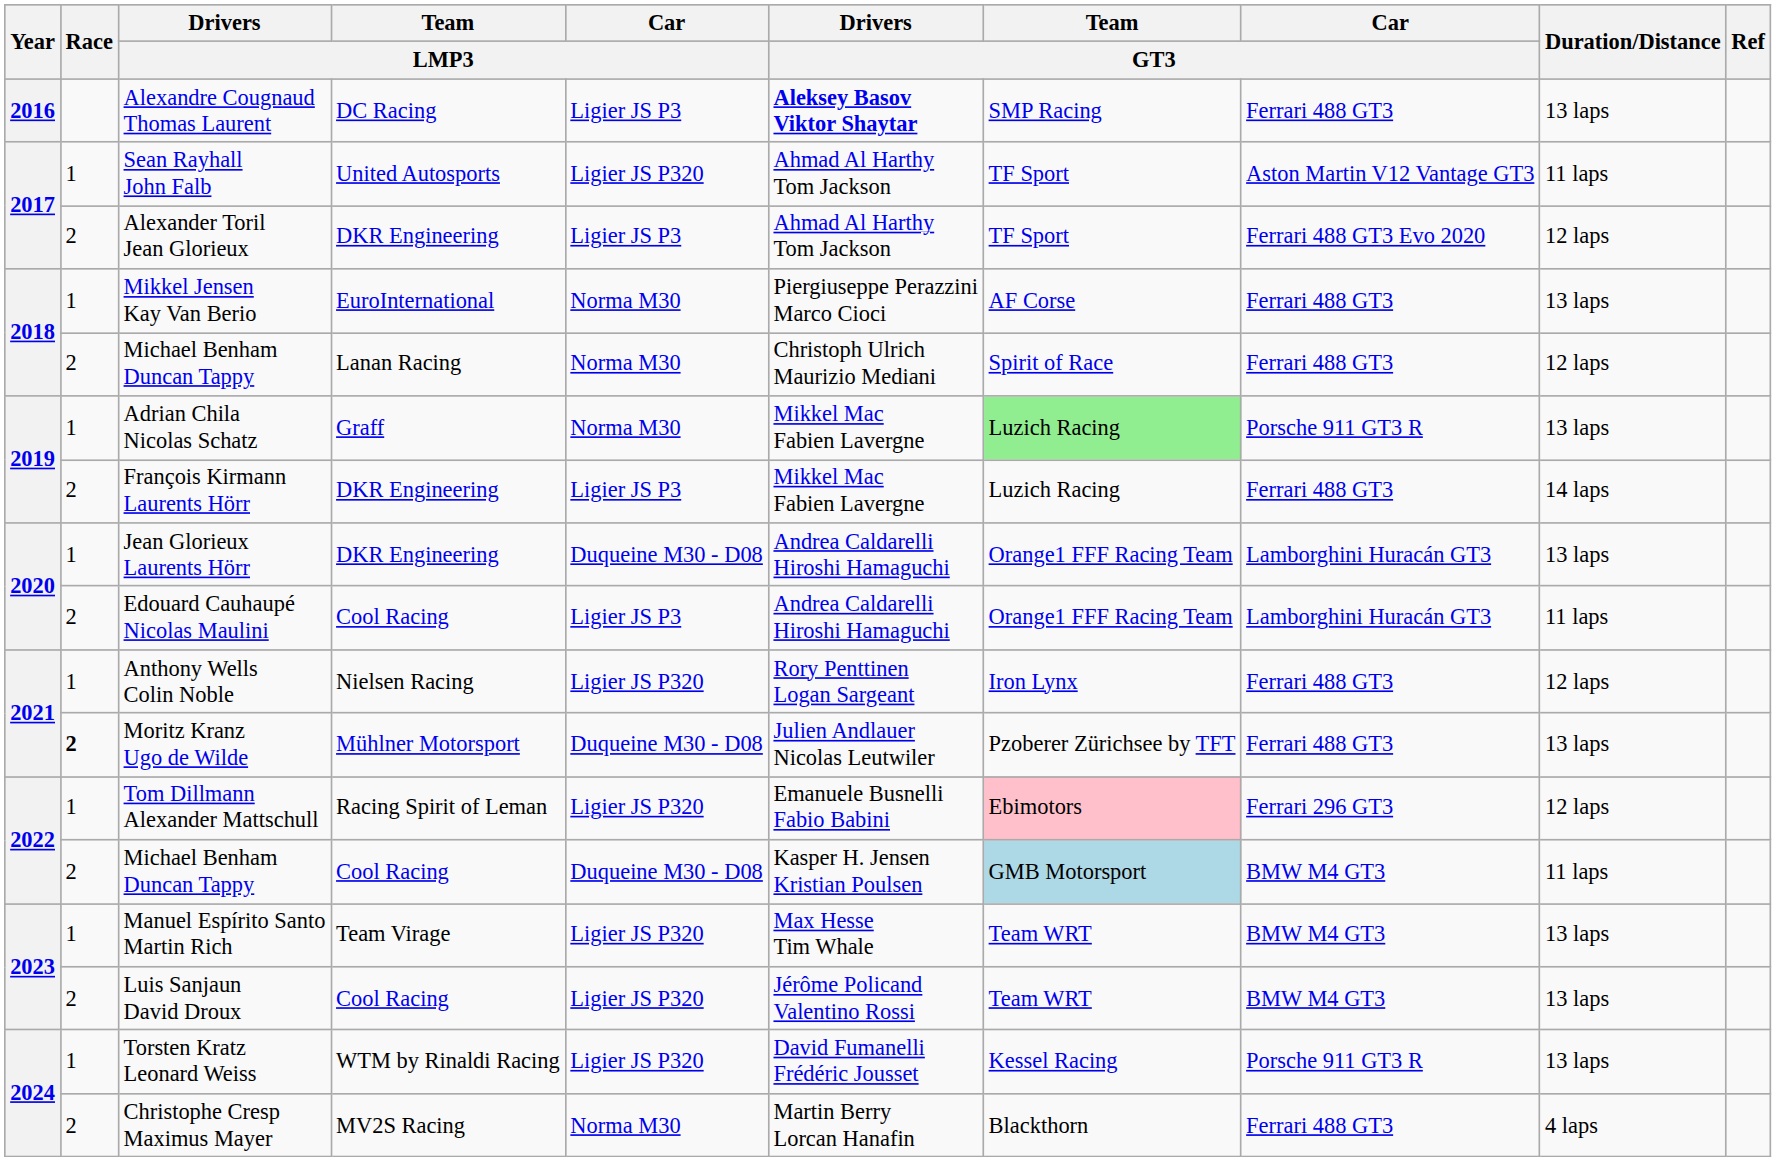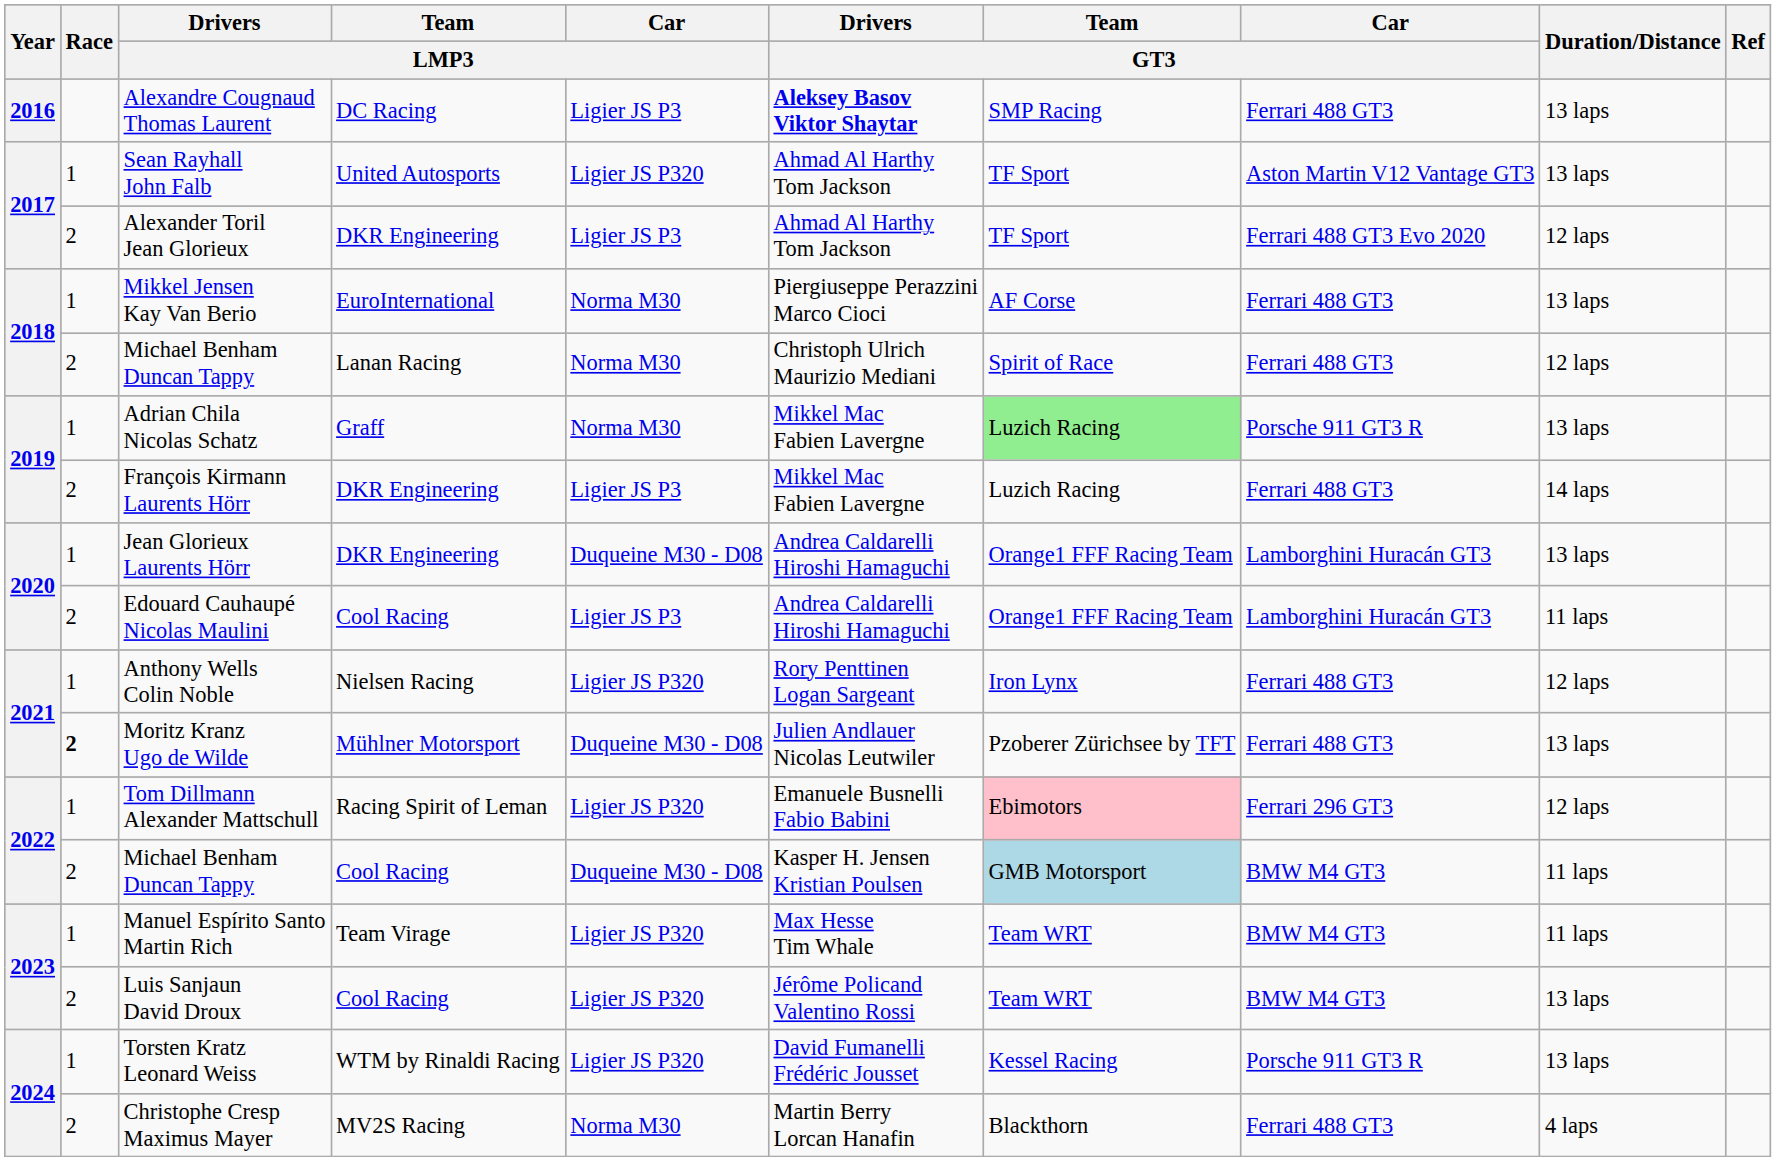(1577, 173) 11 laps -> (1577, 173) 13 laps
(1577, 934) 13 laps -> (1577, 934) 11 laps
